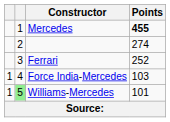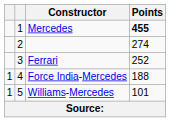(140, 76) 103 -> (140, 76) 188
(20, 92) lightgreen background -> (20, 92) no background
